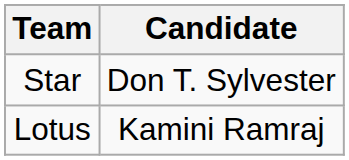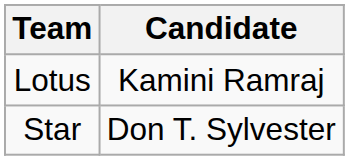rows swapped: (52, 79) <-> (52, 129)
